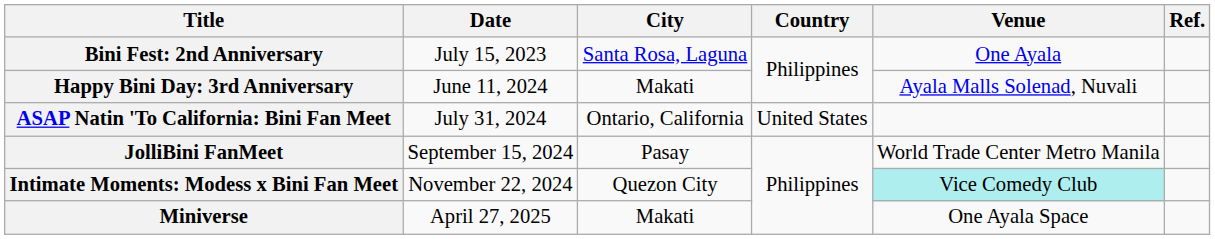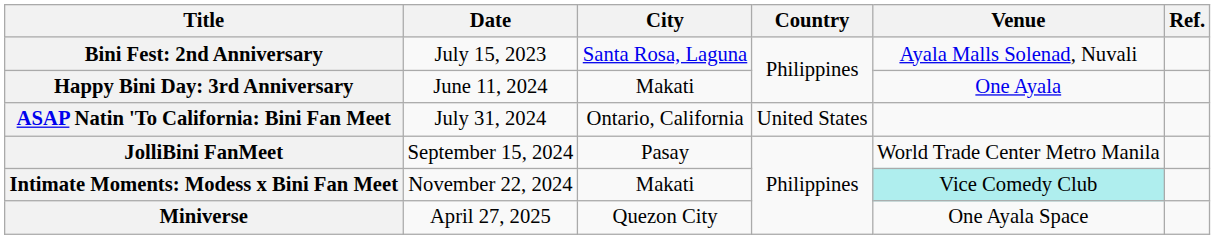(1018, 53) One Ayala -> (1018, 53) Ayala Malls Solenad, Nuvali
(1018, 86) Ayala Malls Solenad, Nuvali -> (1018, 86) One Ayala
(665, 184) Quezon City -> (665, 184) Makati
(665, 217) Makati -> (665, 217) Quezon City
